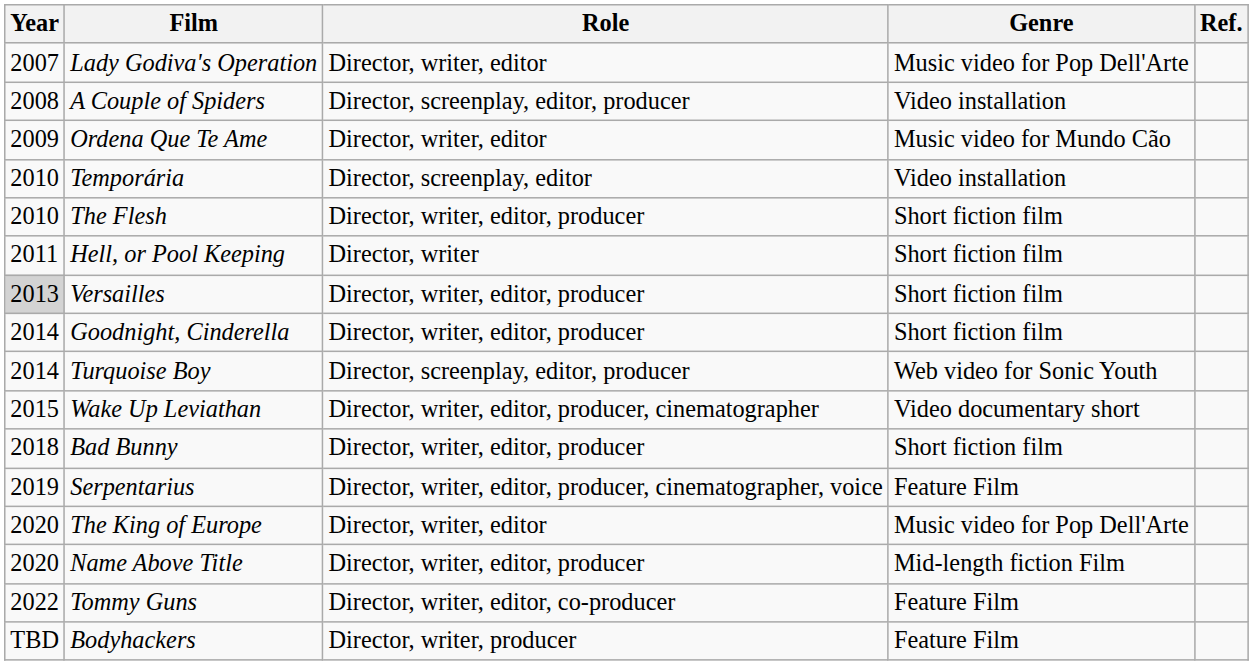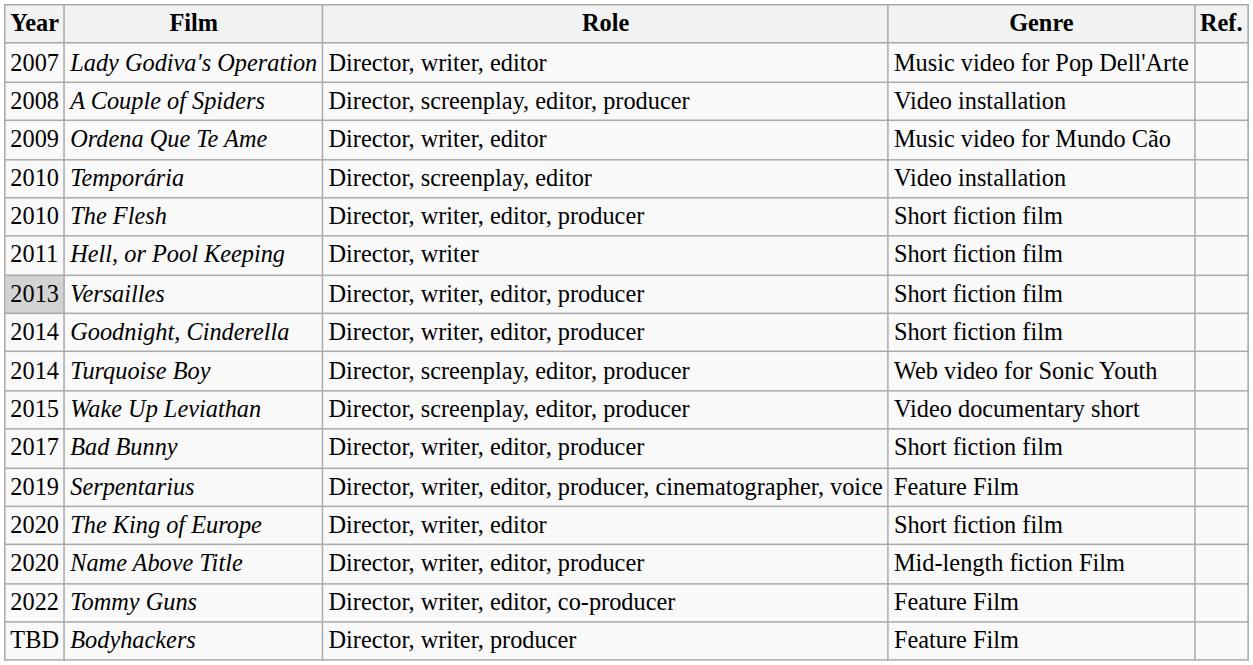(574, 409) Director, writer, editor, producer, cinematographer -> (509, 409) Director, screenplay, editor, producer
(35, 448) 2018 -> (35, 448) 2017
(1041, 525) Music video for Pop Dell'Arte -> (978, 525) Short fiction film
